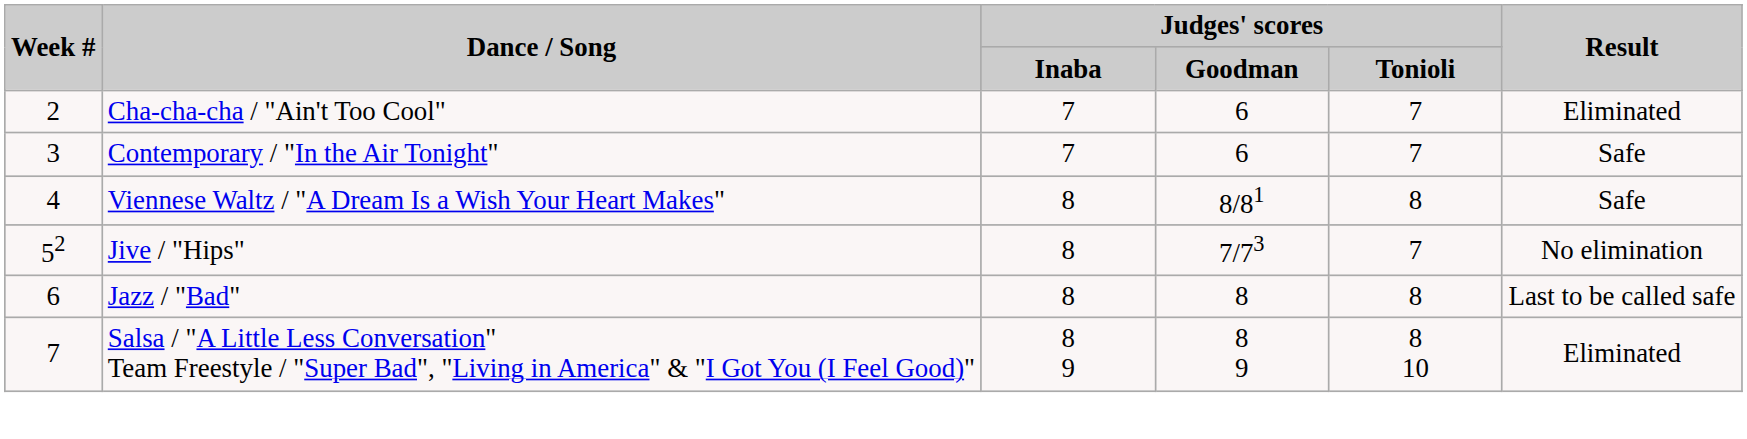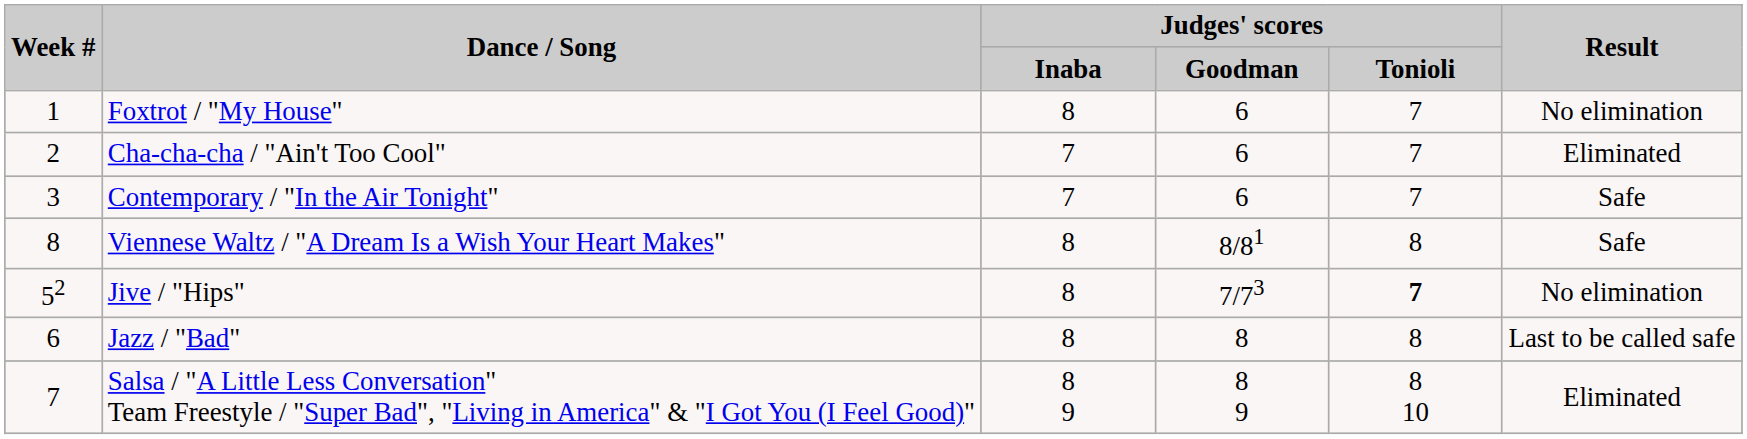+ row: (225, 111)
(53, 199) 4 -> (53, 242) 8
(1415, 249) normal -> (1415, 292) bold
